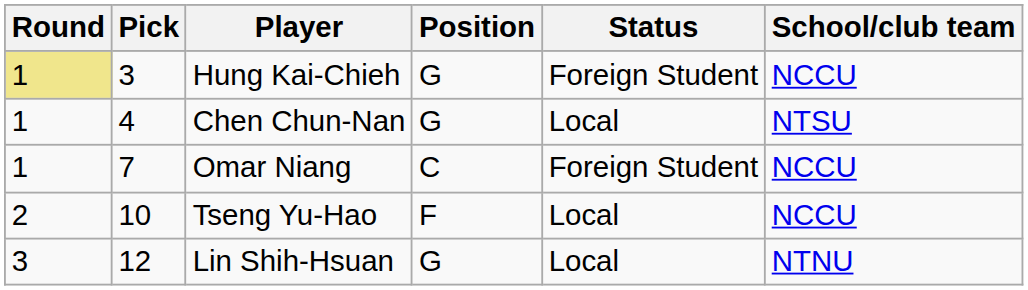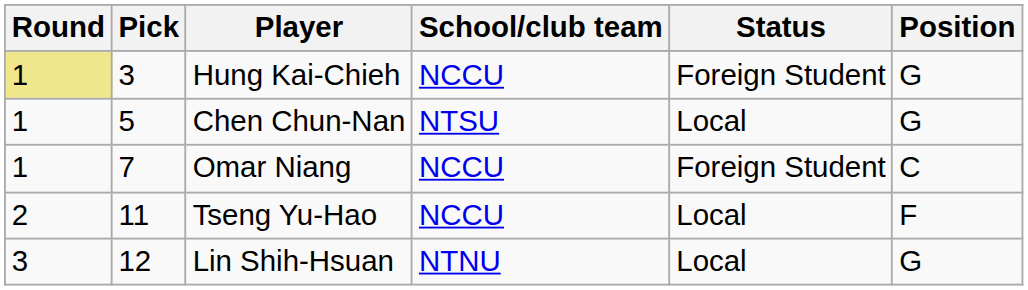columns swapped: (477, 27) <-> (894, 27)
(127, 121) 4 -> (127, 121) 5
(135, 214) 10 -> (134, 214) 11
